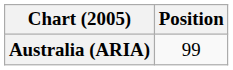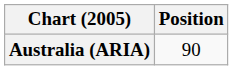(191, 49) 99 -> (191, 49) 90
